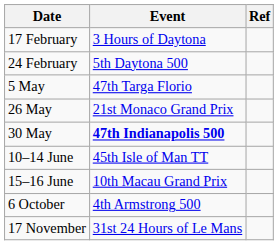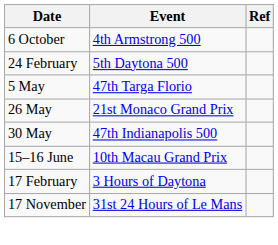rows swapped: (43, 39) <-> (36, 204)
(159, 133) bold -> (155, 133) normal
- row: (41, 157)
